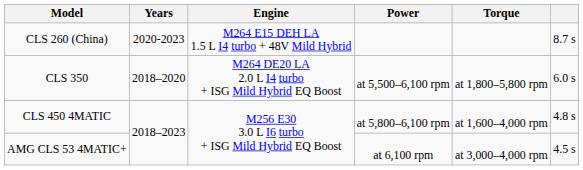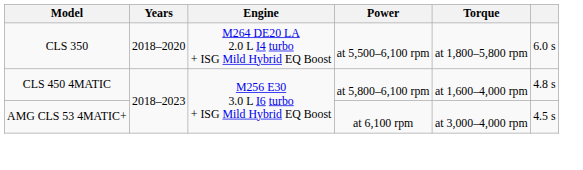- row: (67, 39)
